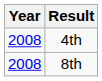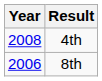(25, 64) 2008 -> (25, 64) 2006
